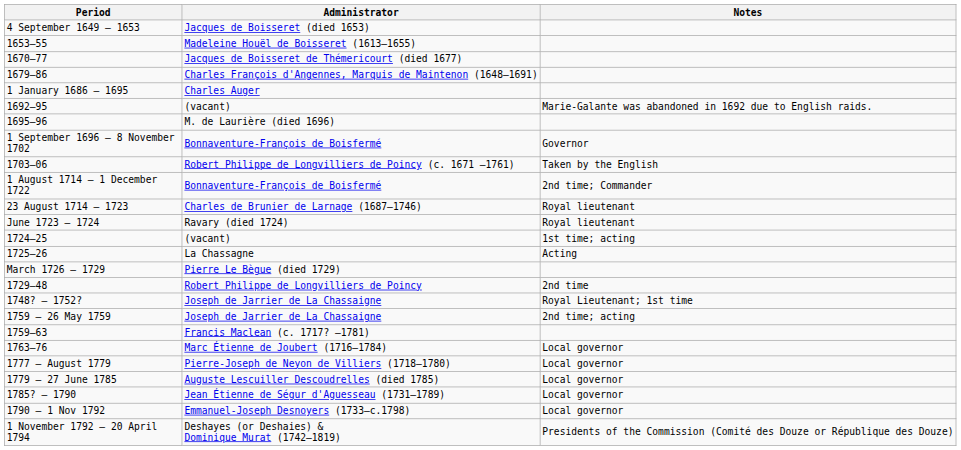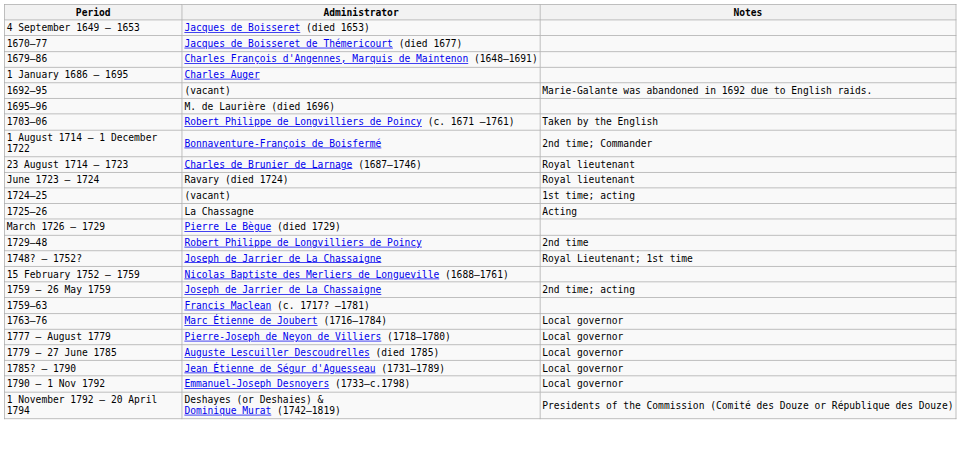- row: (27, 44)
- row: (91, 143)
+ row: (73, 274)
